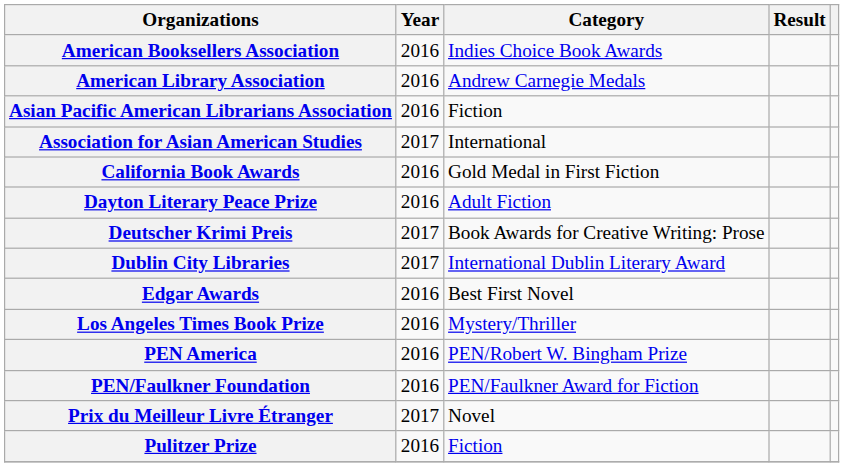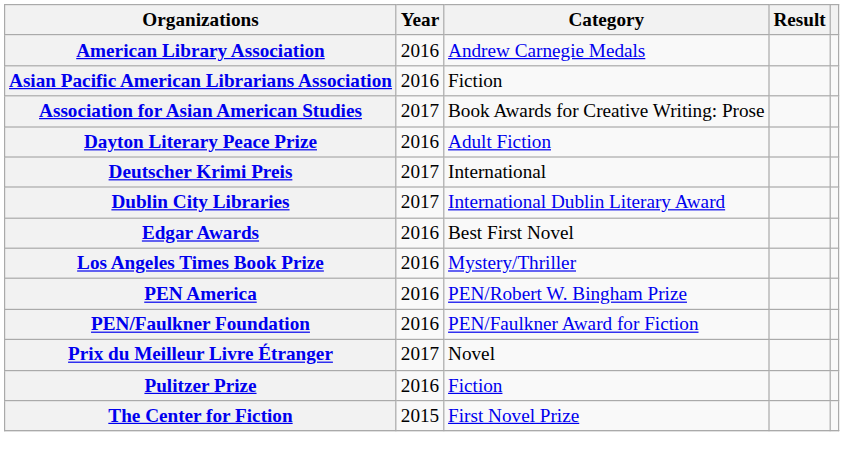- row: (200, 50)
(497, 141) International -> (606, 111) Book Awards for Creative Writing: Prose
- row: (200, 171)
(606, 232) Book Awards for Creative Writing: Prose -> (497, 171) International
+ row: (200, 415)
